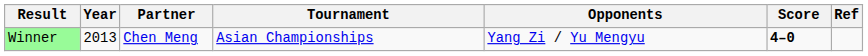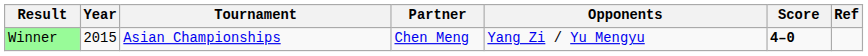columns swapped: (348, 16) <-> (166, 16)
(100, 39) 2013 -> (100, 39) 2015
